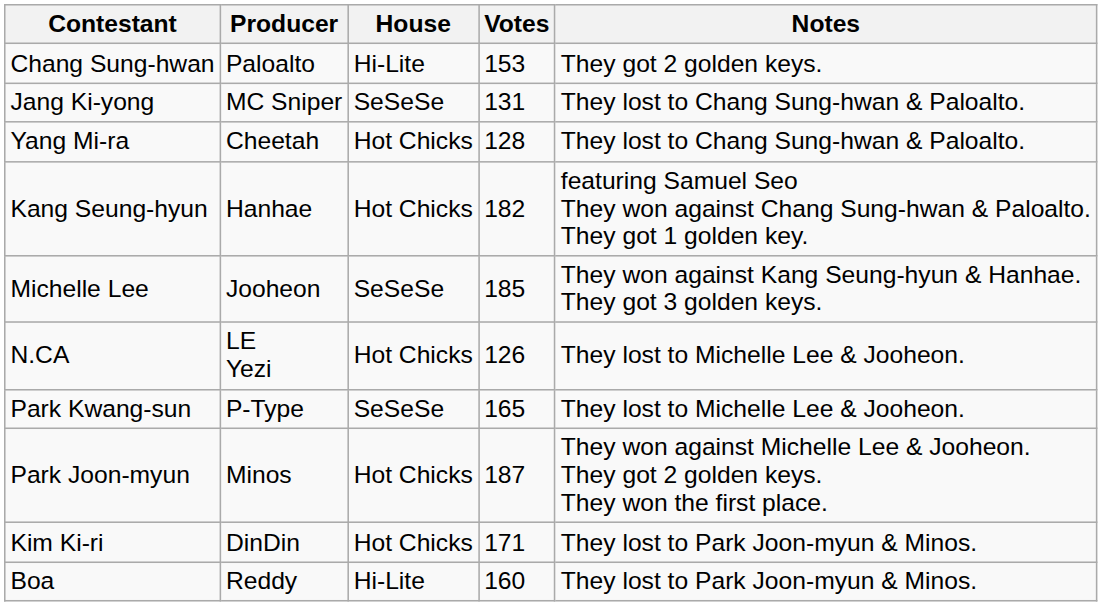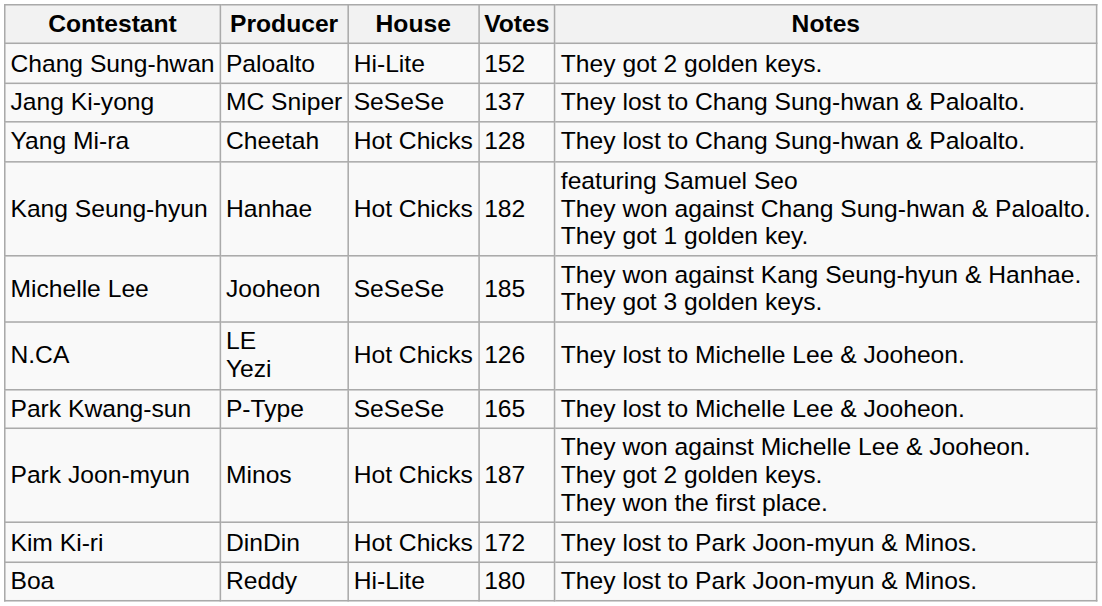(505, 63) 153 -> (505, 63) 152
(505, 102) 131 -> (505, 102) 137
(505, 542) 171 -> (505, 542) 172
(505, 581) 160 -> (505, 581) 180
